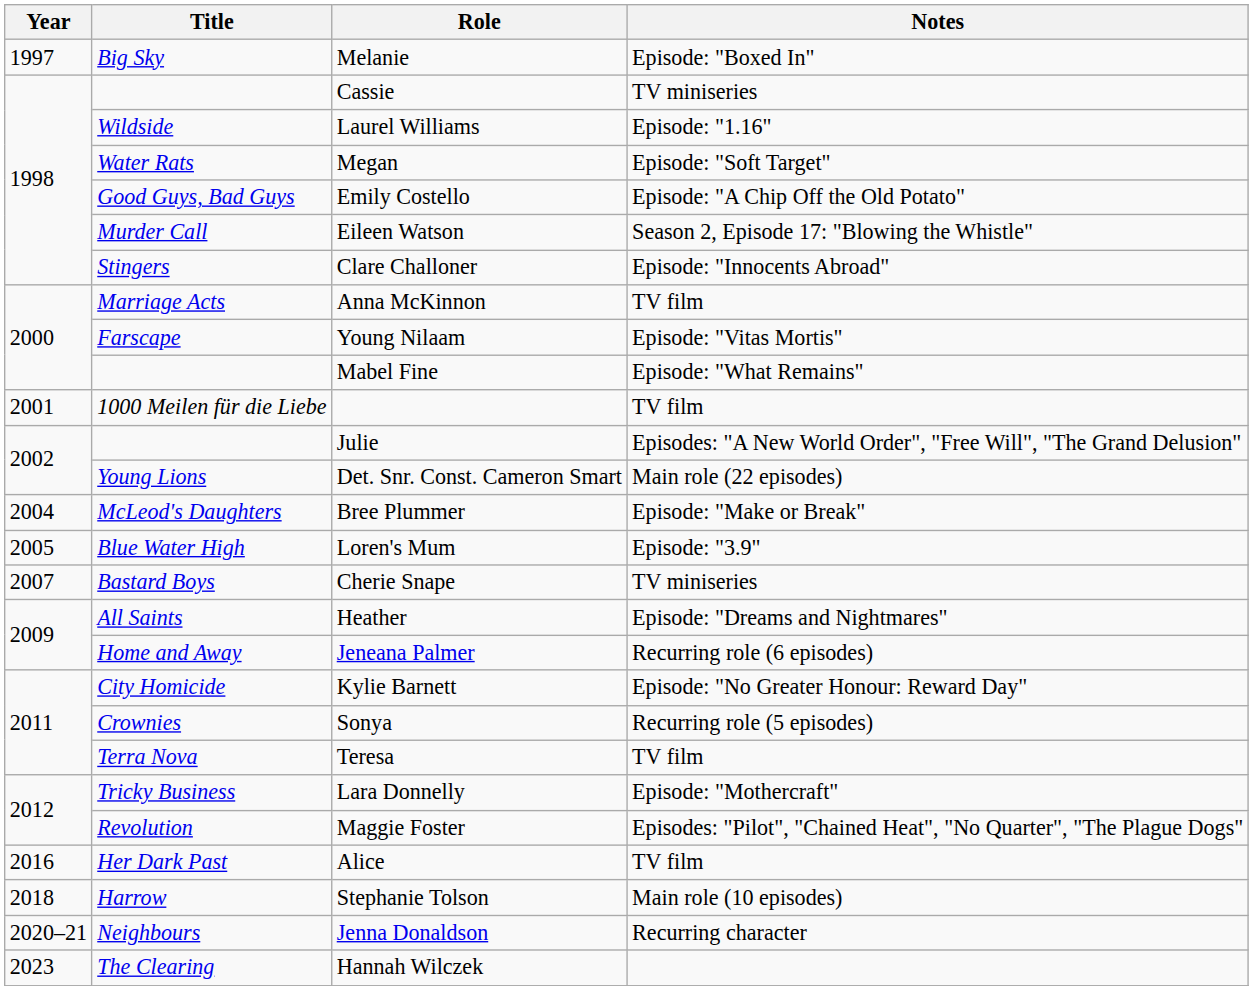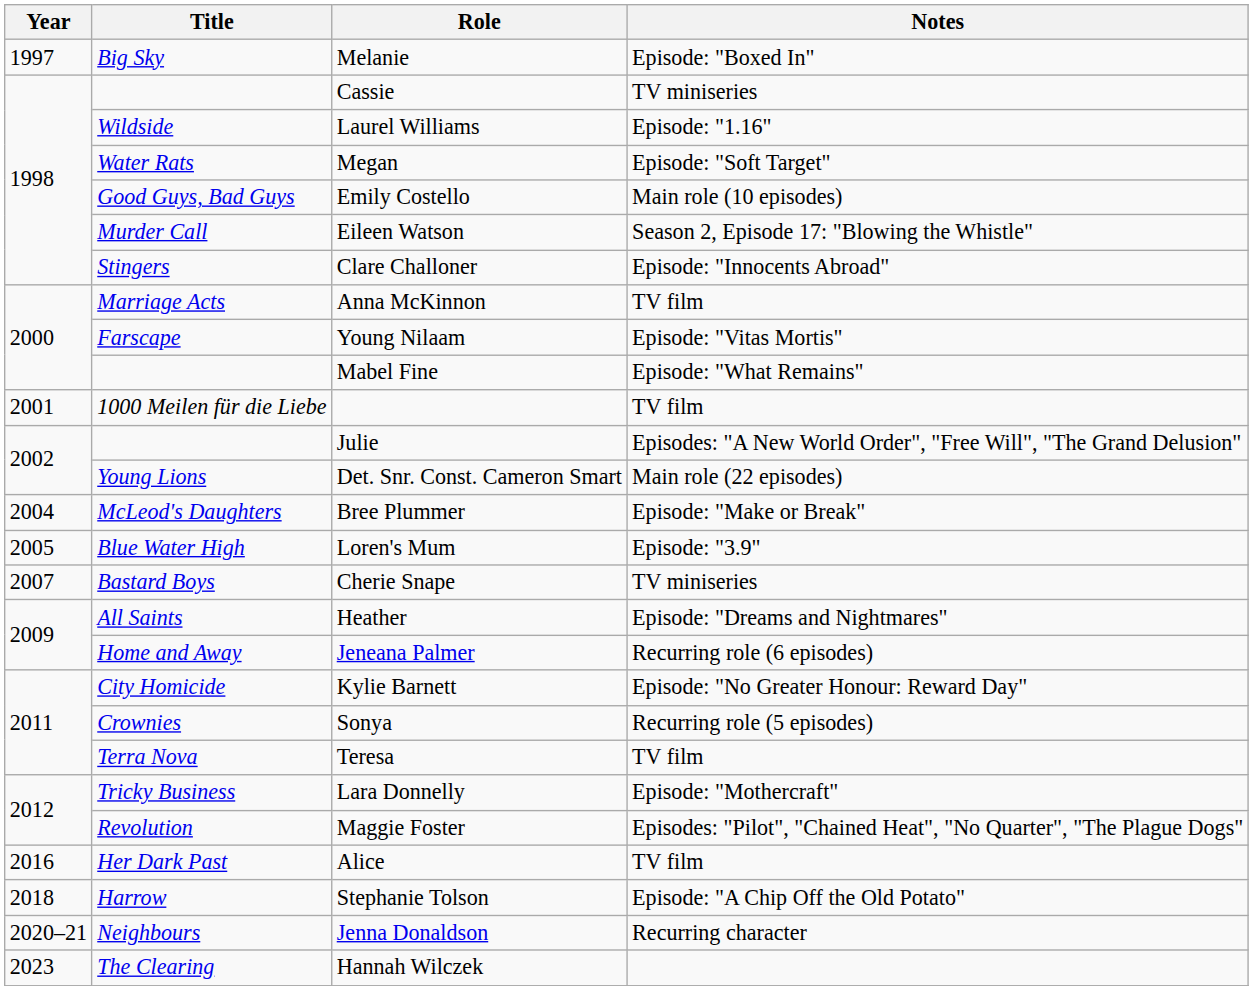(799, 197) Episode: "A Chip Off the Old Potato" -> (737, 197) Main role (10 episodes)
(737, 897) Main role (10 episodes) -> (799, 897) Episode: "A Chip Off the Old Potato"
